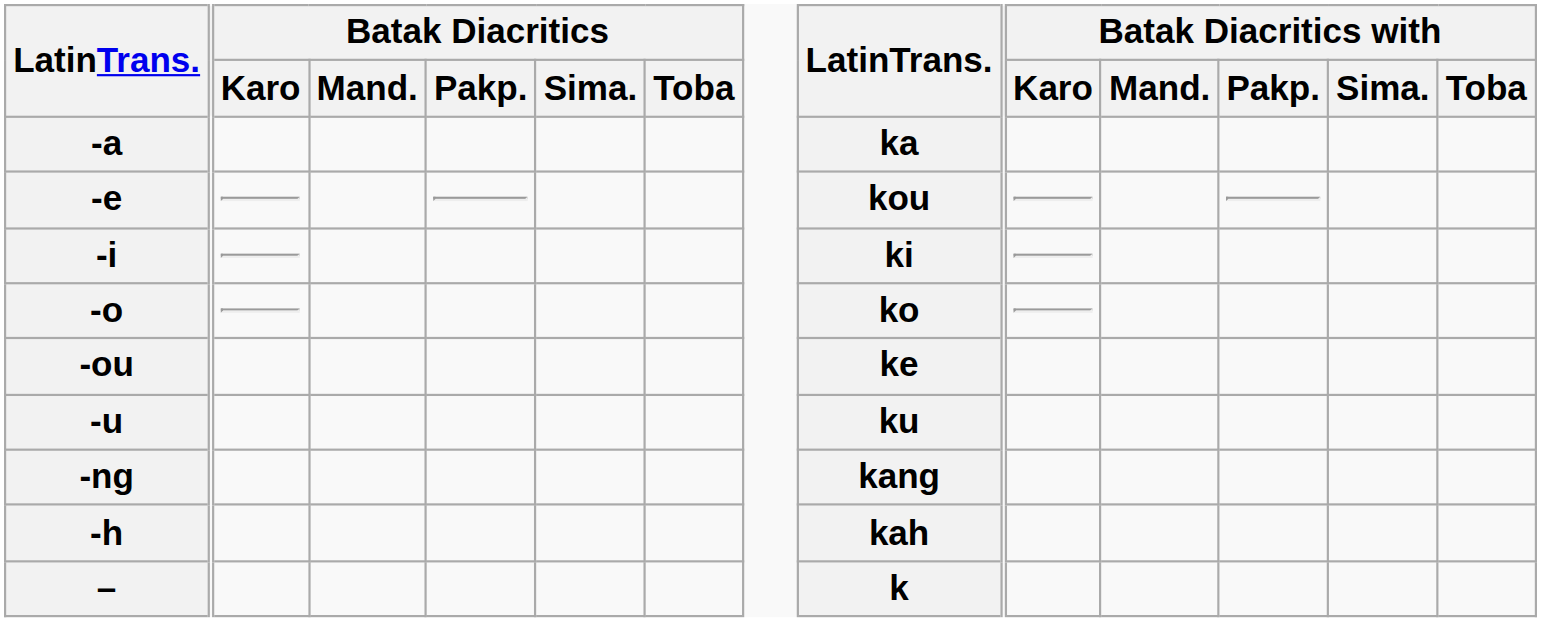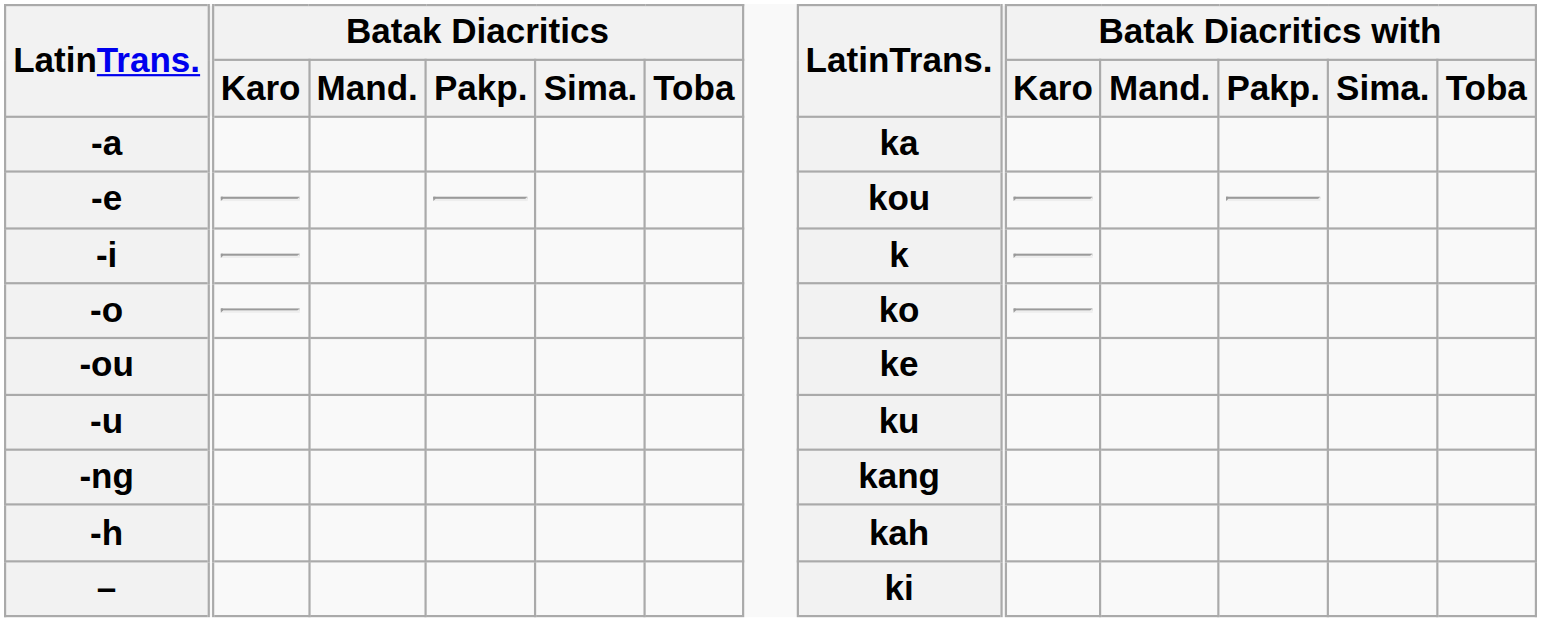(899, 254) ki -> (899, 254) k
(899, 587) k -> (899, 587) ki
